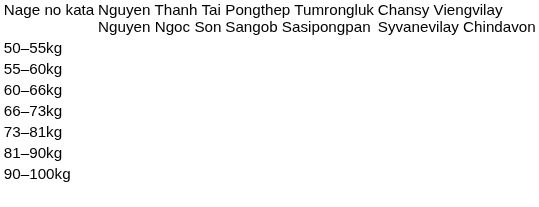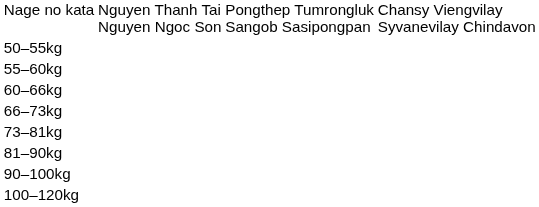+ row: (41, 194)
